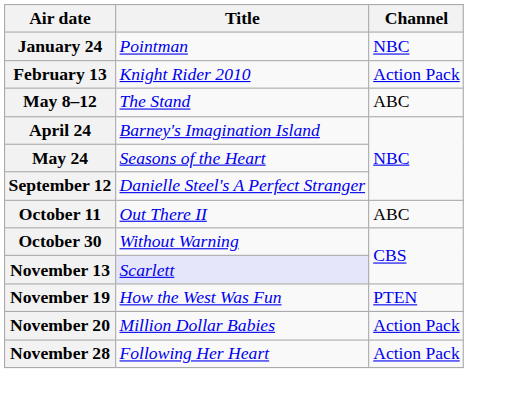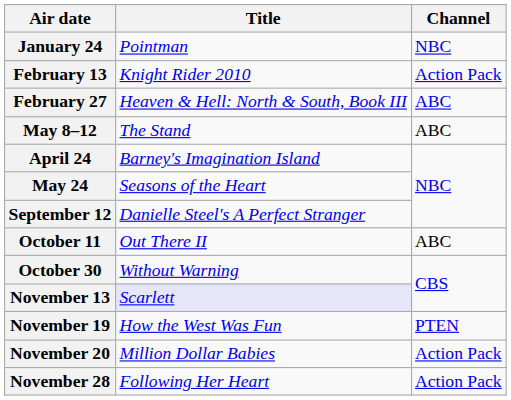+ row: (60, 102)
